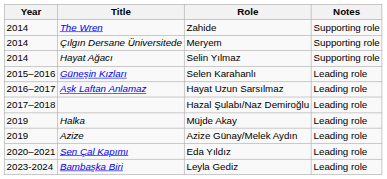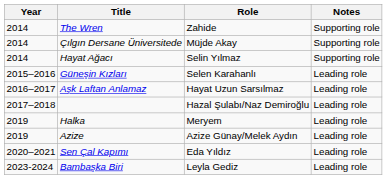(204, 43) Meryem -> (212, 43) Müjde Akay
(212, 120) Müjde Akay -> (204, 120) Meryem
